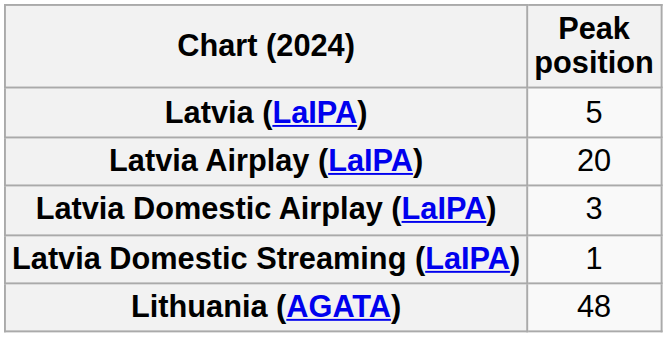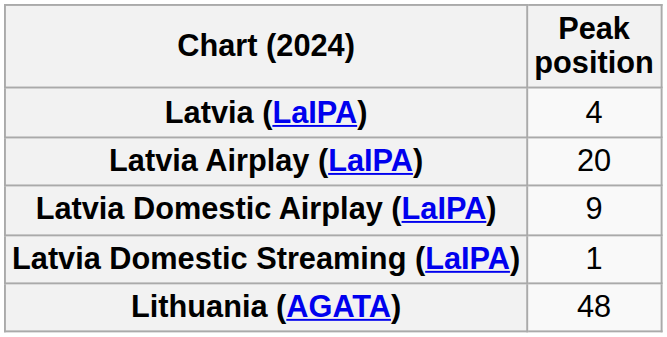(594, 112) 5 -> (594, 112) 4
(594, 209) 3 -> (594, 209) 9
